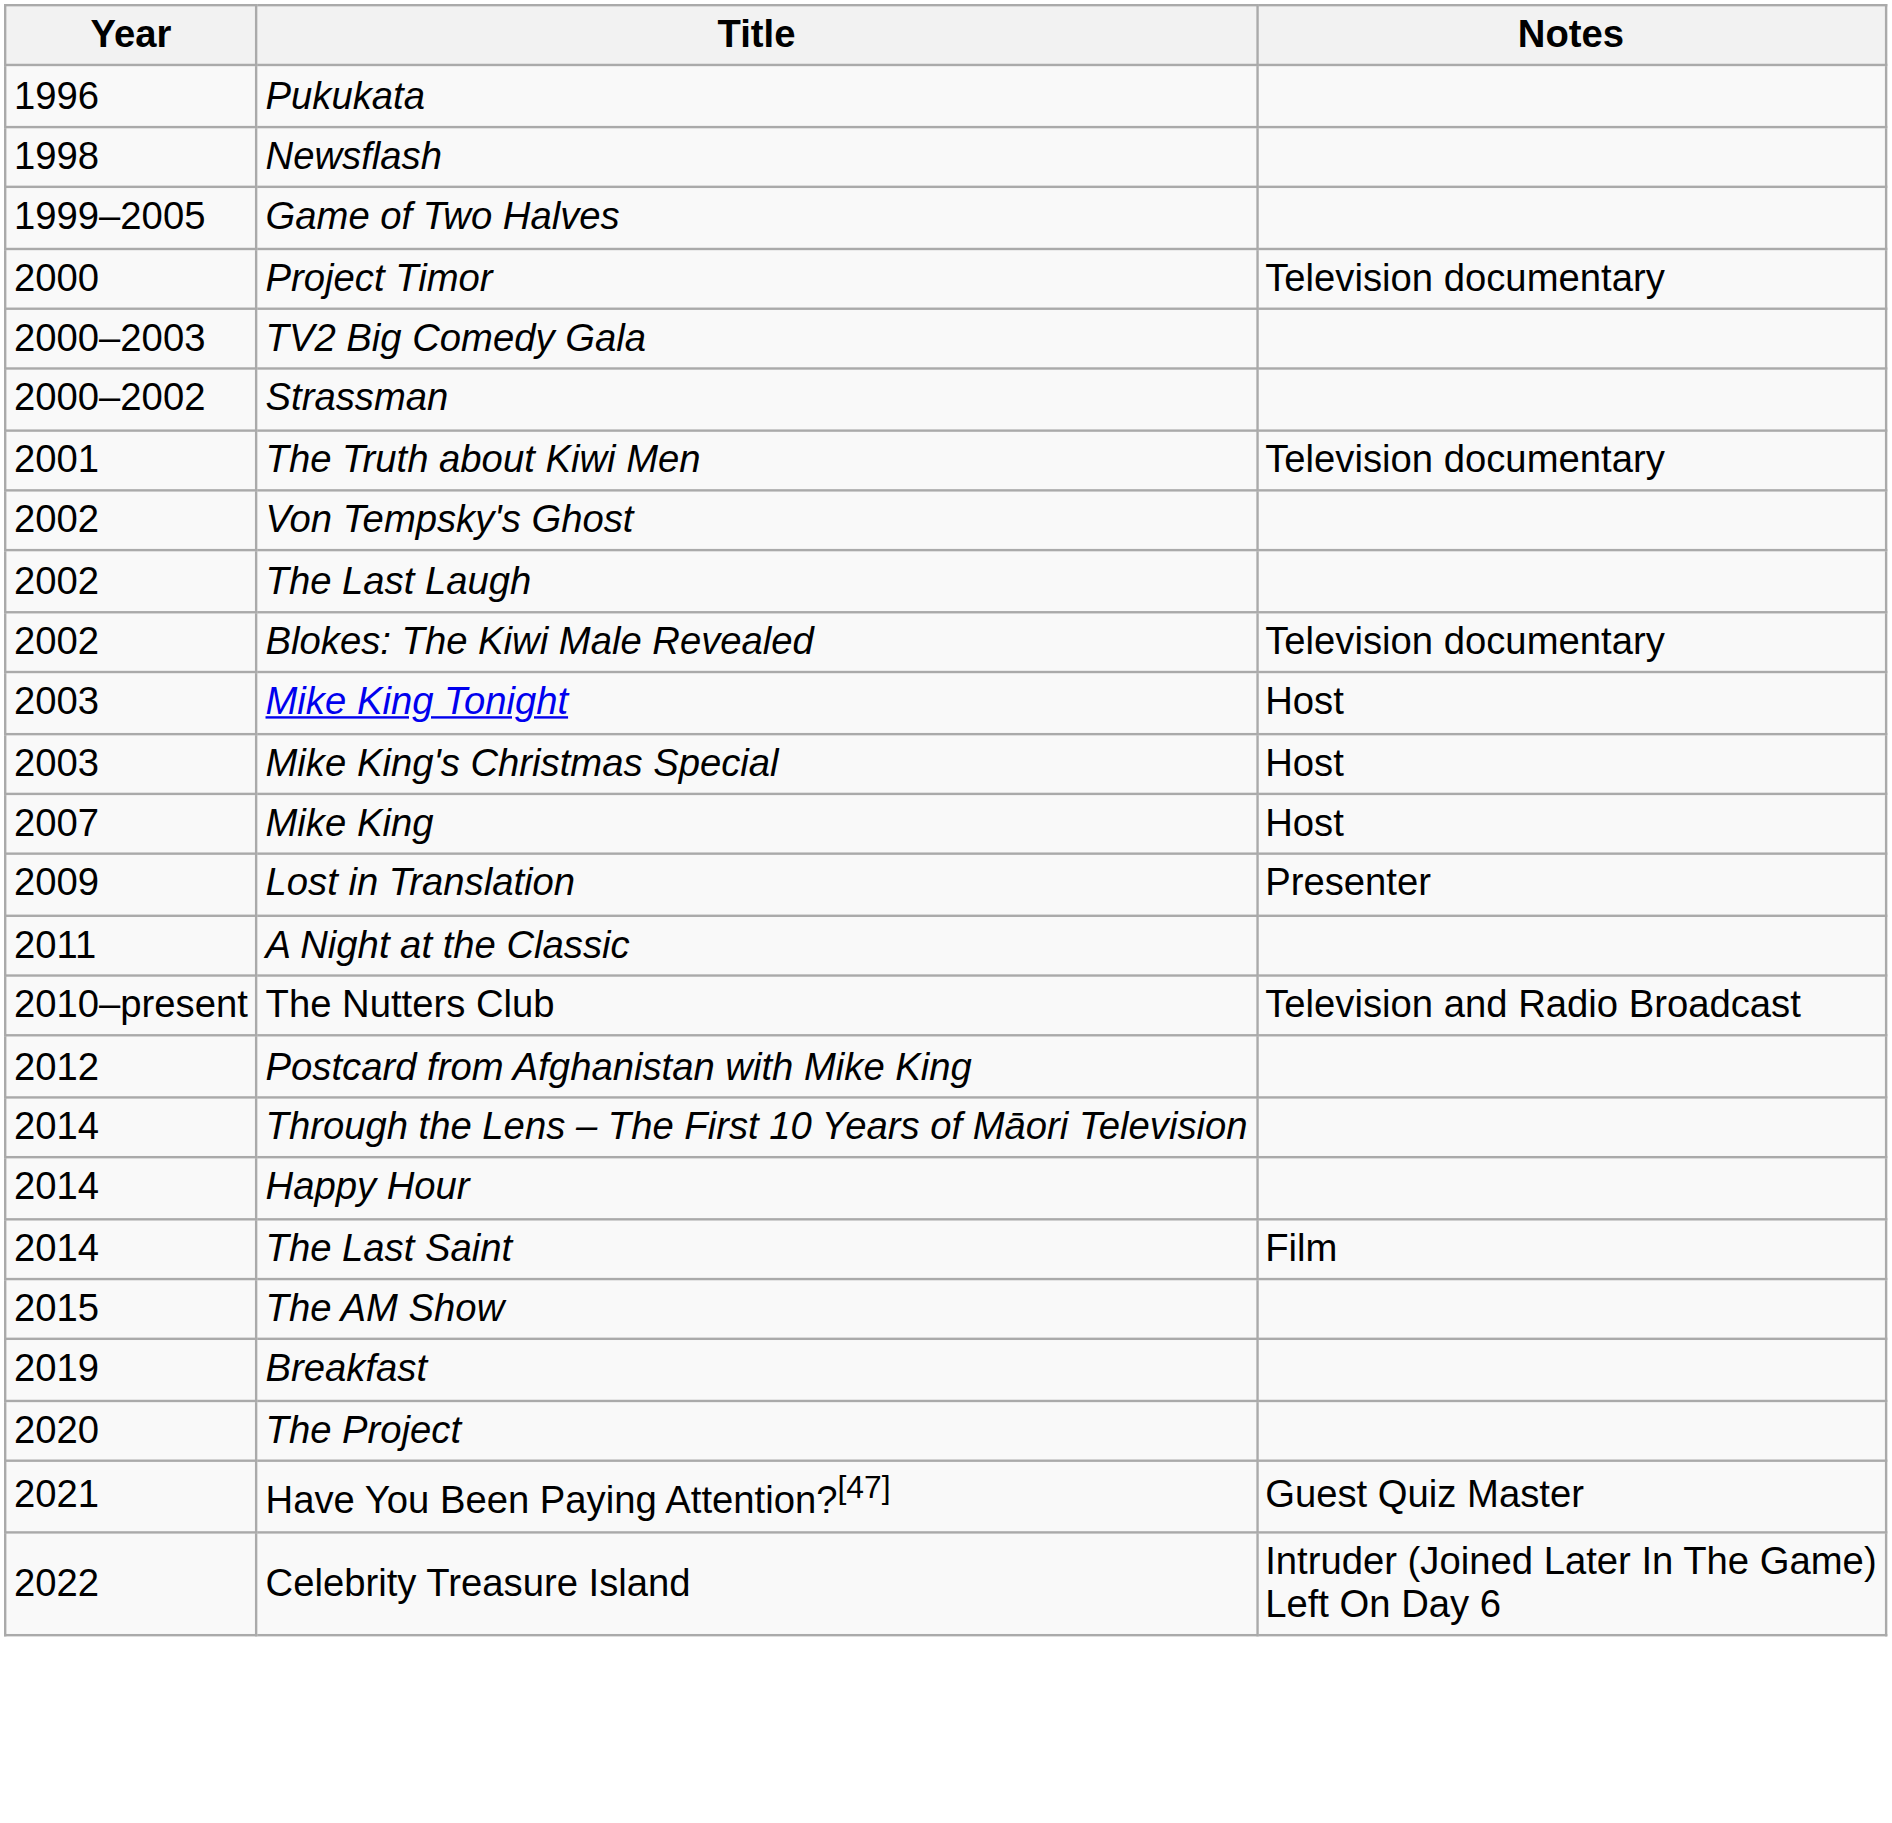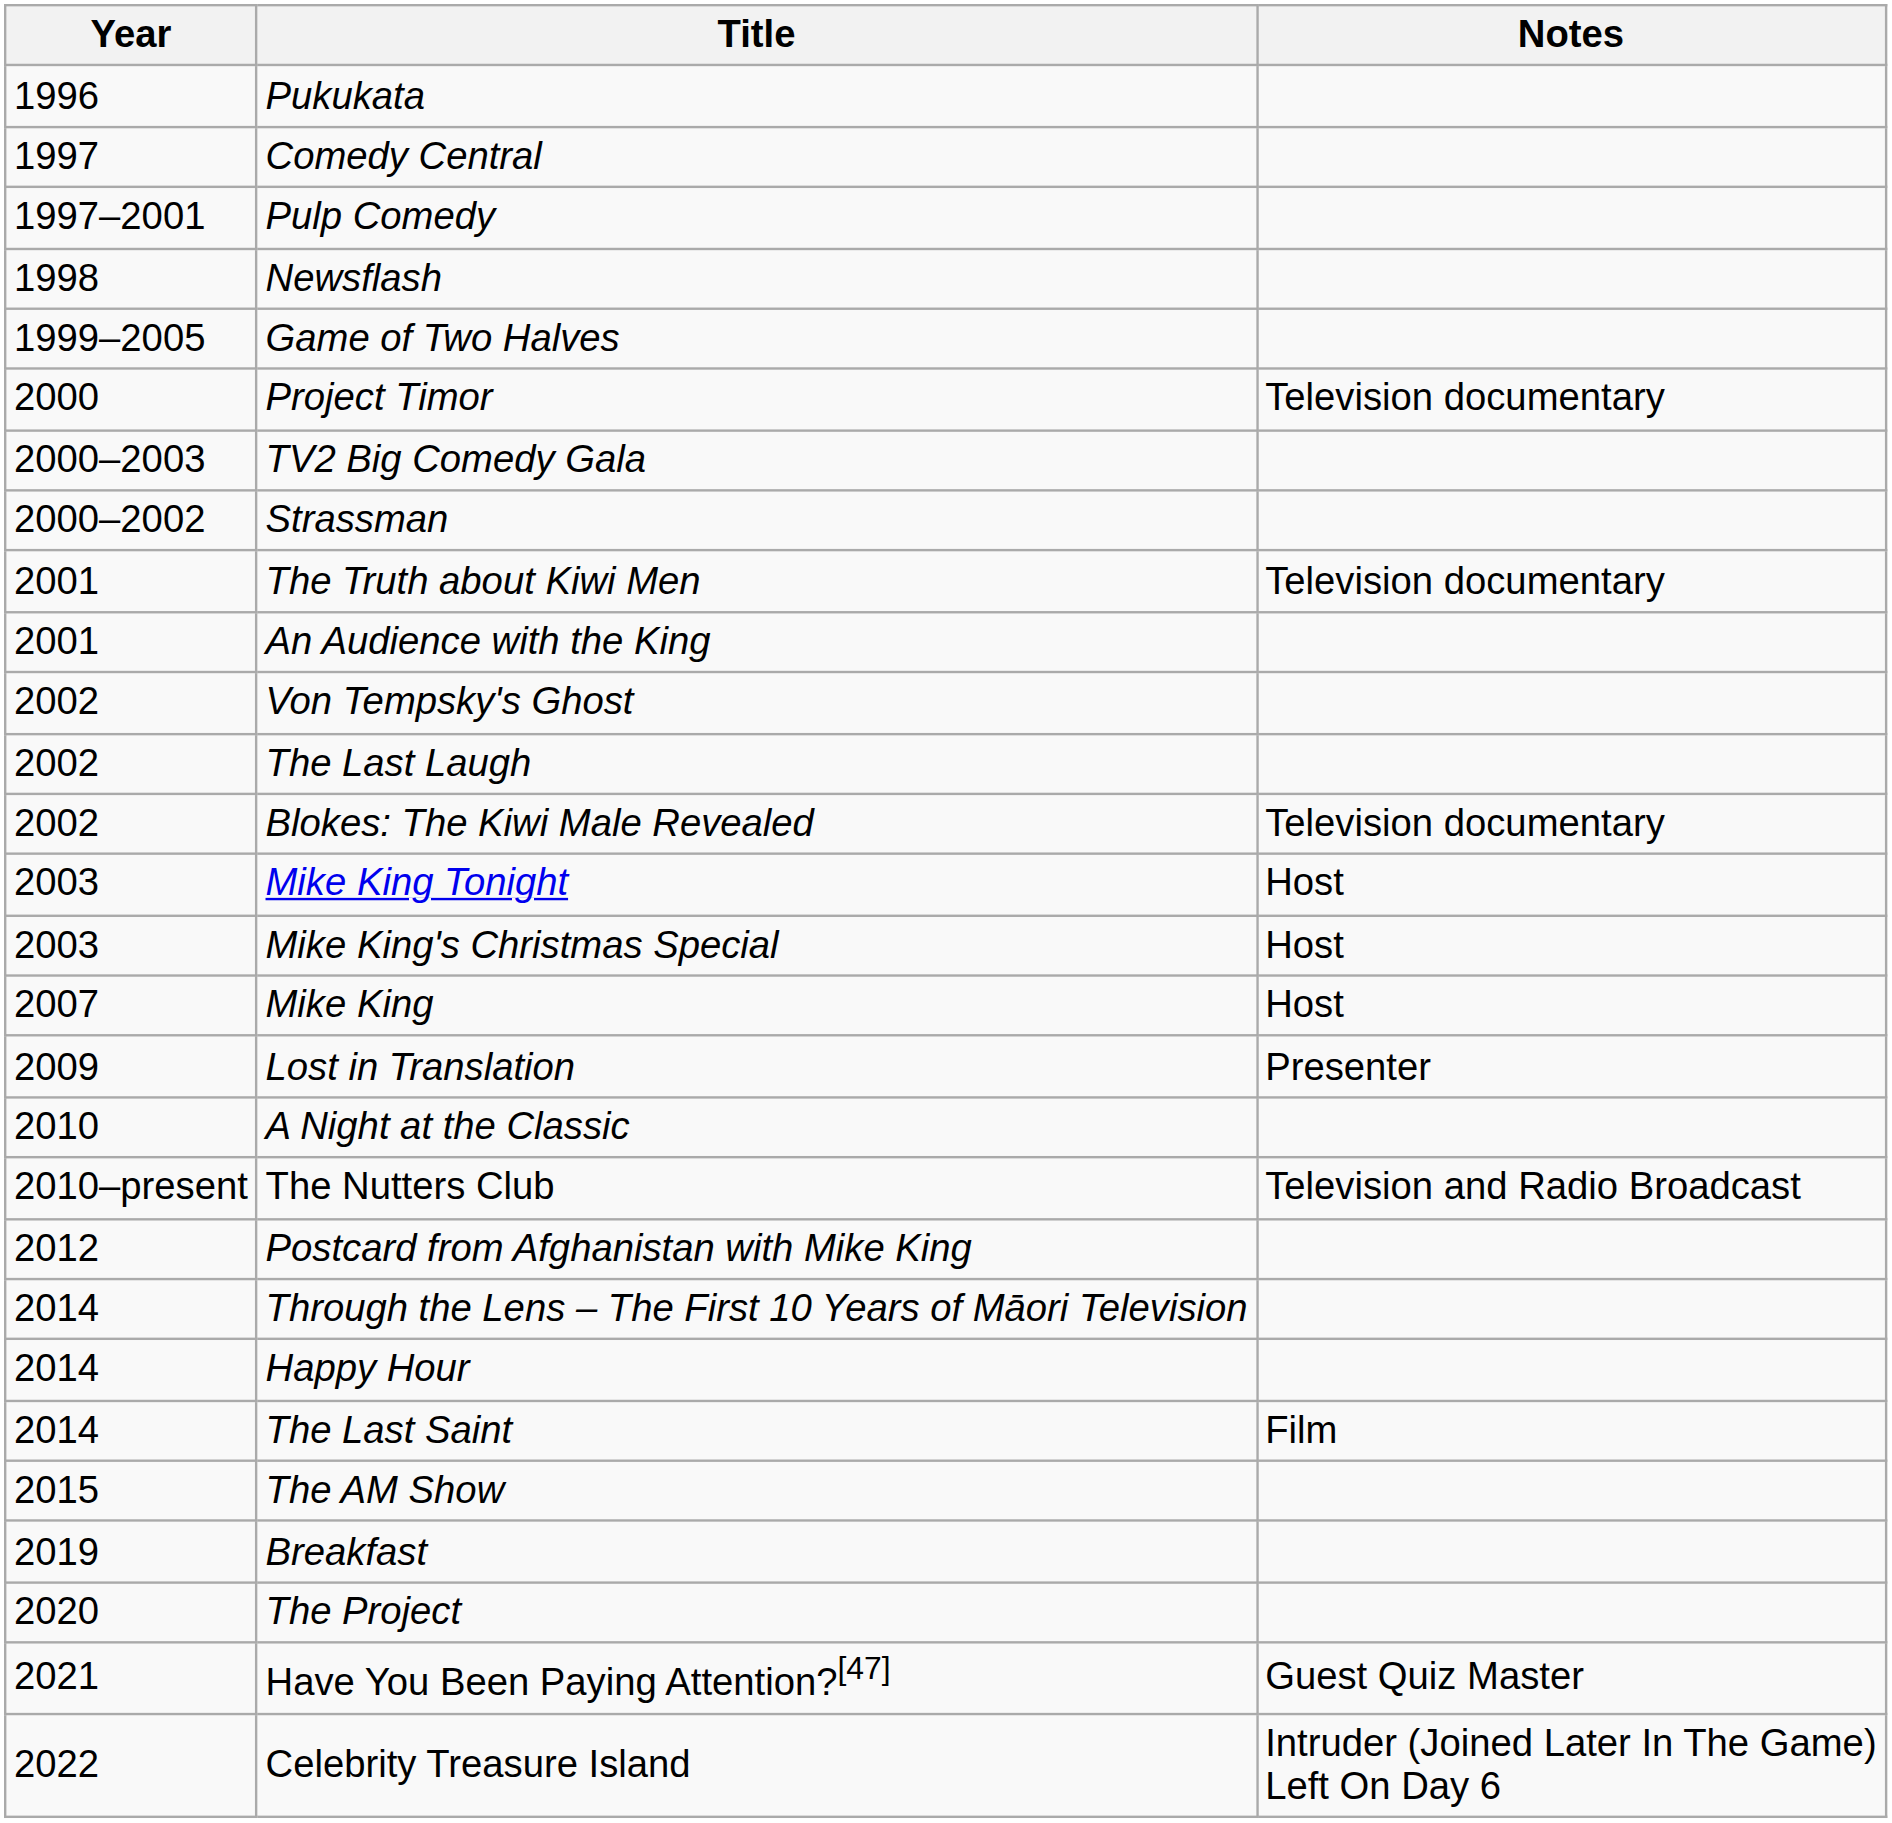+ row: (404, 156)
+ row: (380, 216)
+ row: (488, 641)
(55, 944) 2011 -> (57, 1126) 2010
